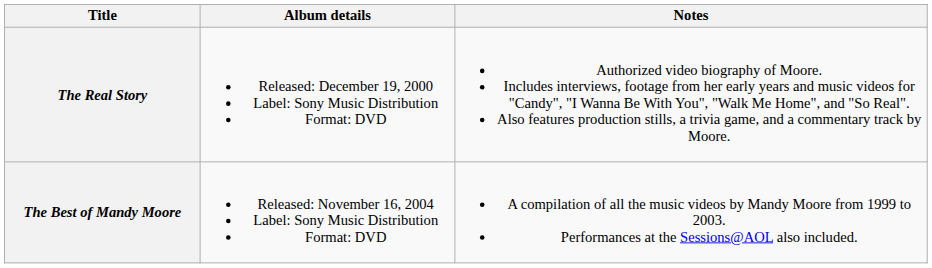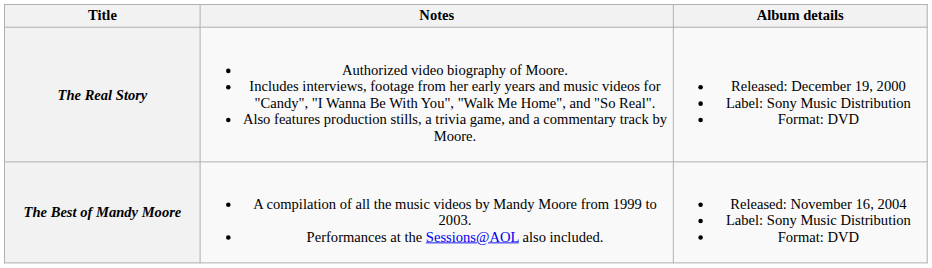columns swapped: (328, 16) <-> (691, 16)
